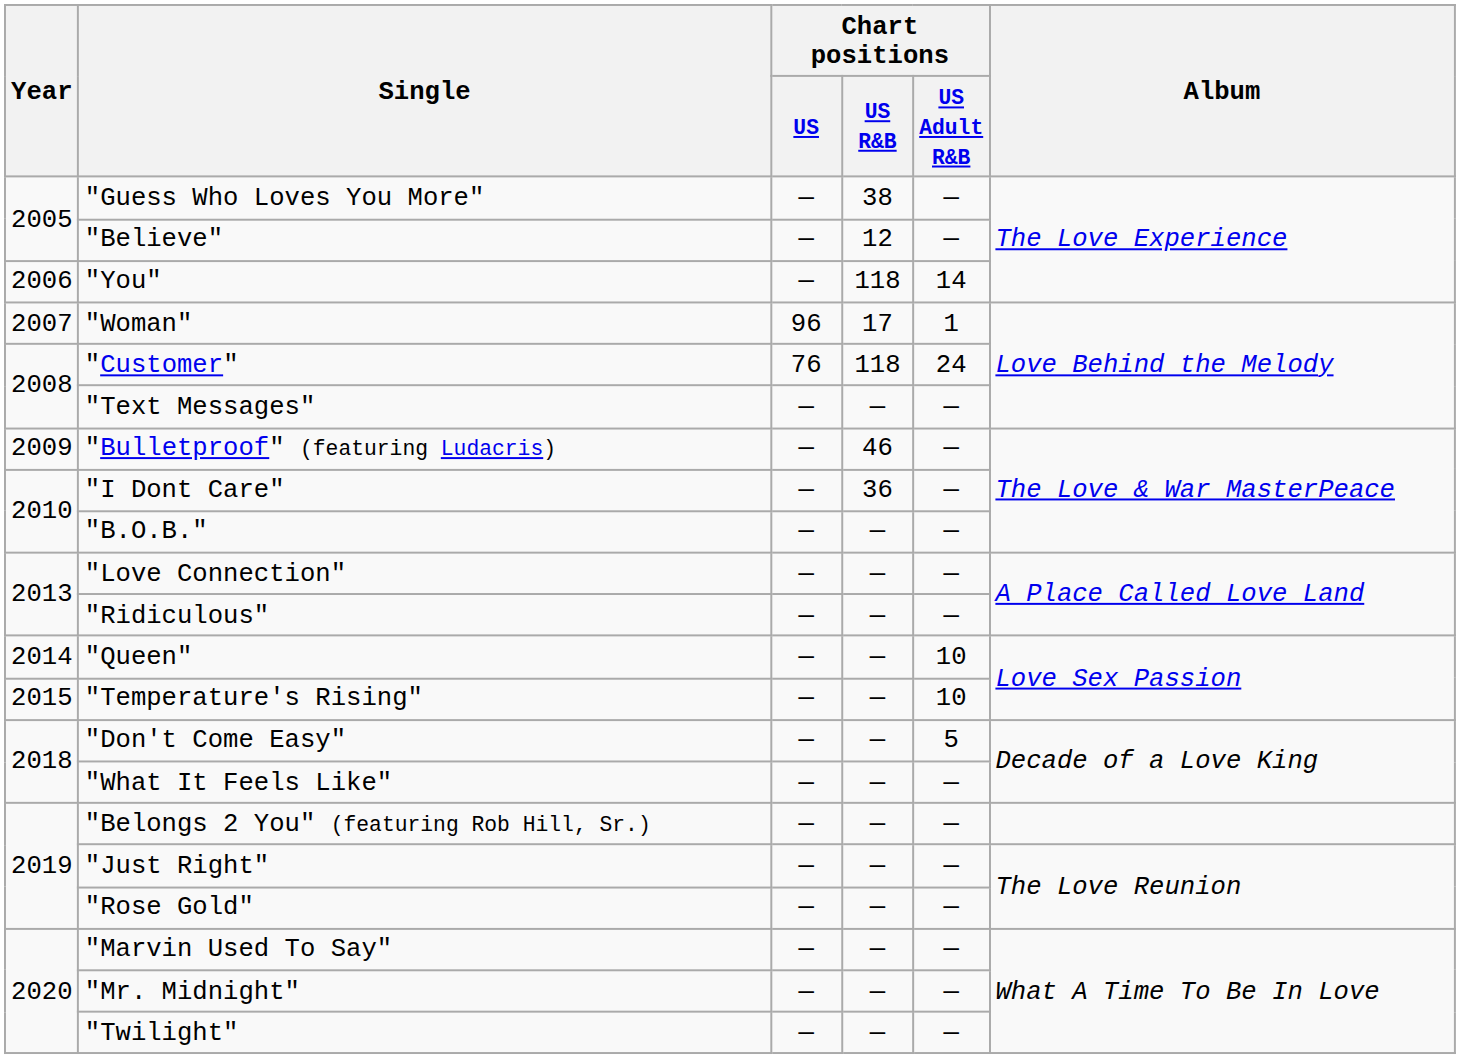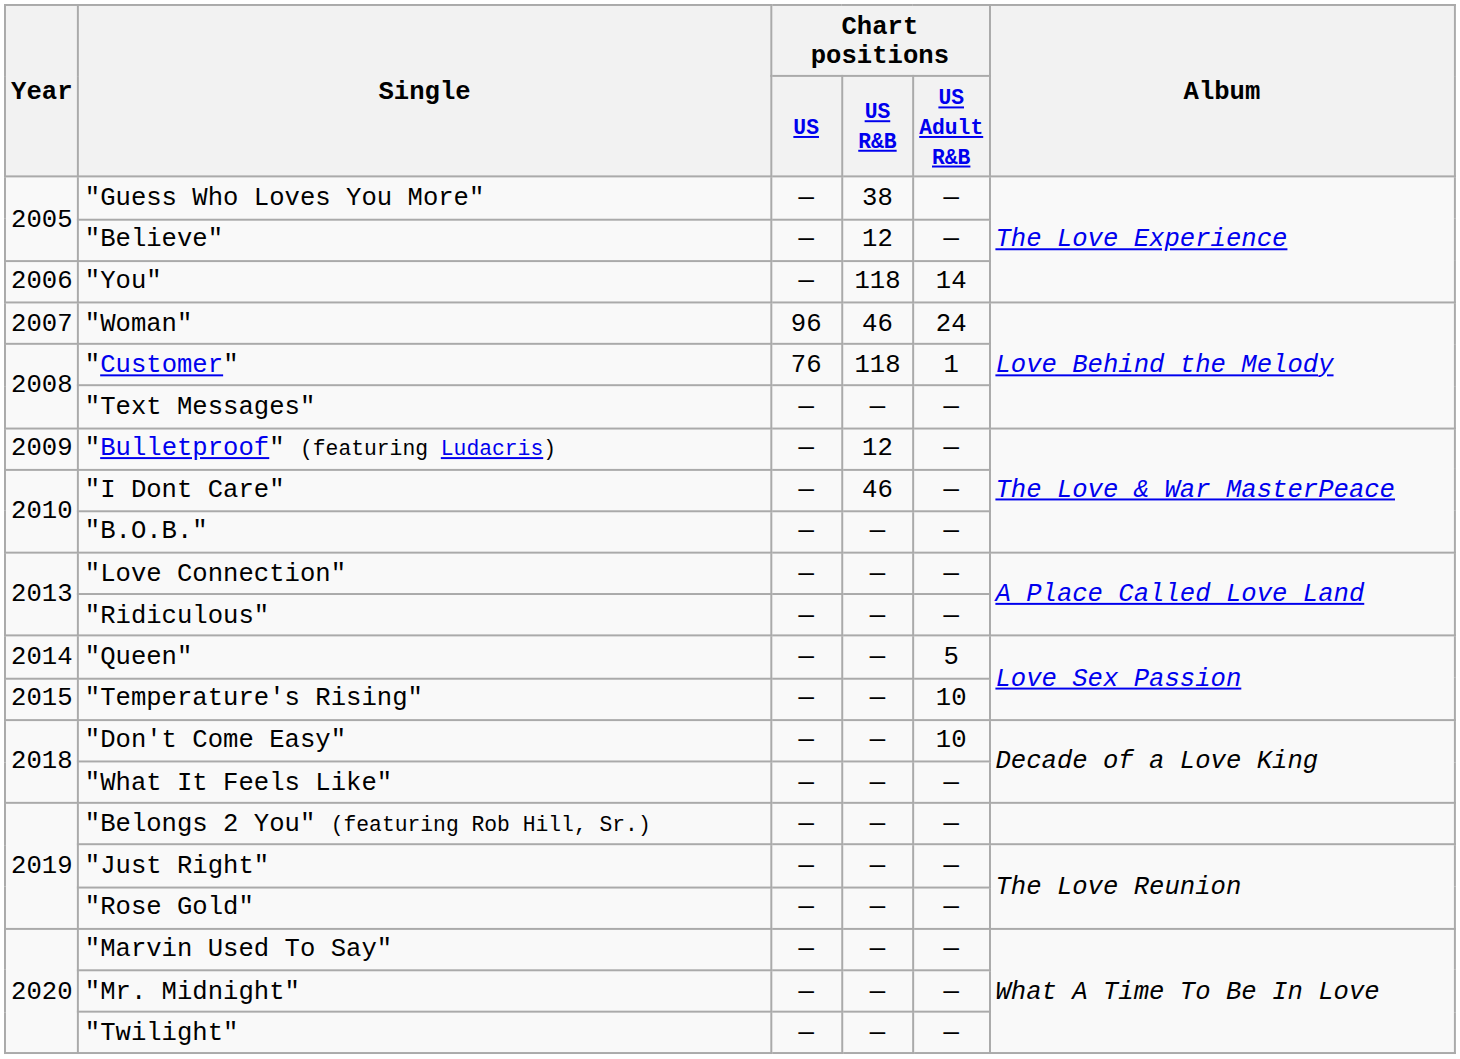(877, 323) 17 -> (877, 323) 46
(951, 323) 1 -> (951, 323) 24
(951, 365) 24 -> (951, 365) 1
(877, 448) 46 -> (877, 448) 12
(877, 490) 36 -> (877, 490) 46
(951, 657) 10 -> (951, 657) 5
(951, 741) 5 -> (951, 741) 10
